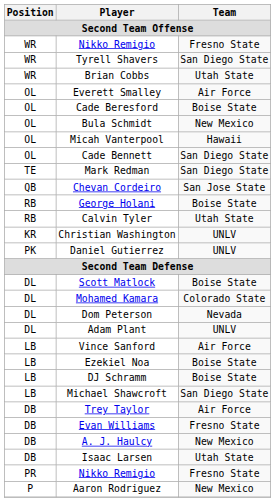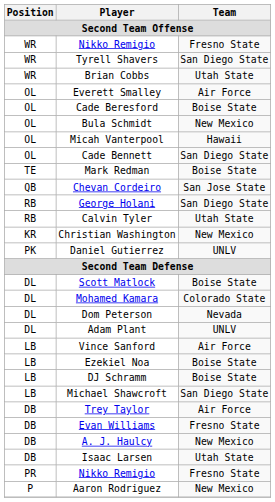(224, 171) San Diego State -> (224, 171) Boise State
(224, 203) Boise State -> (224, 203) San Diego State
(224, 235) UNLV -> (224, 235) New Mexico
